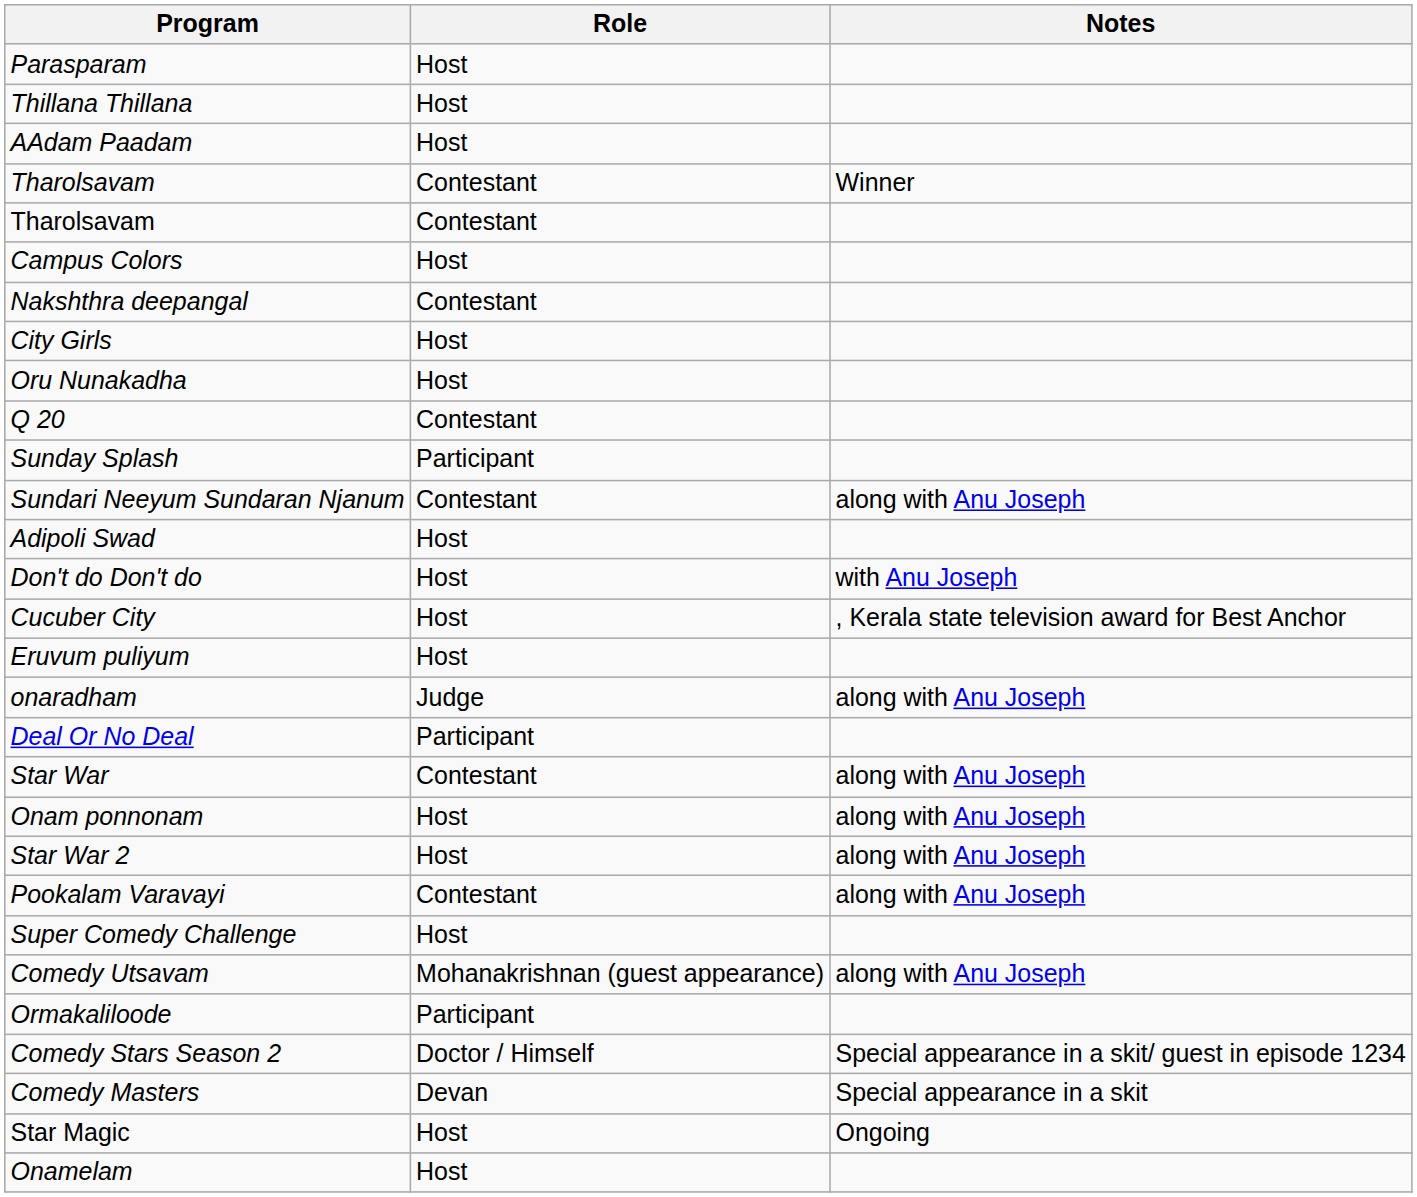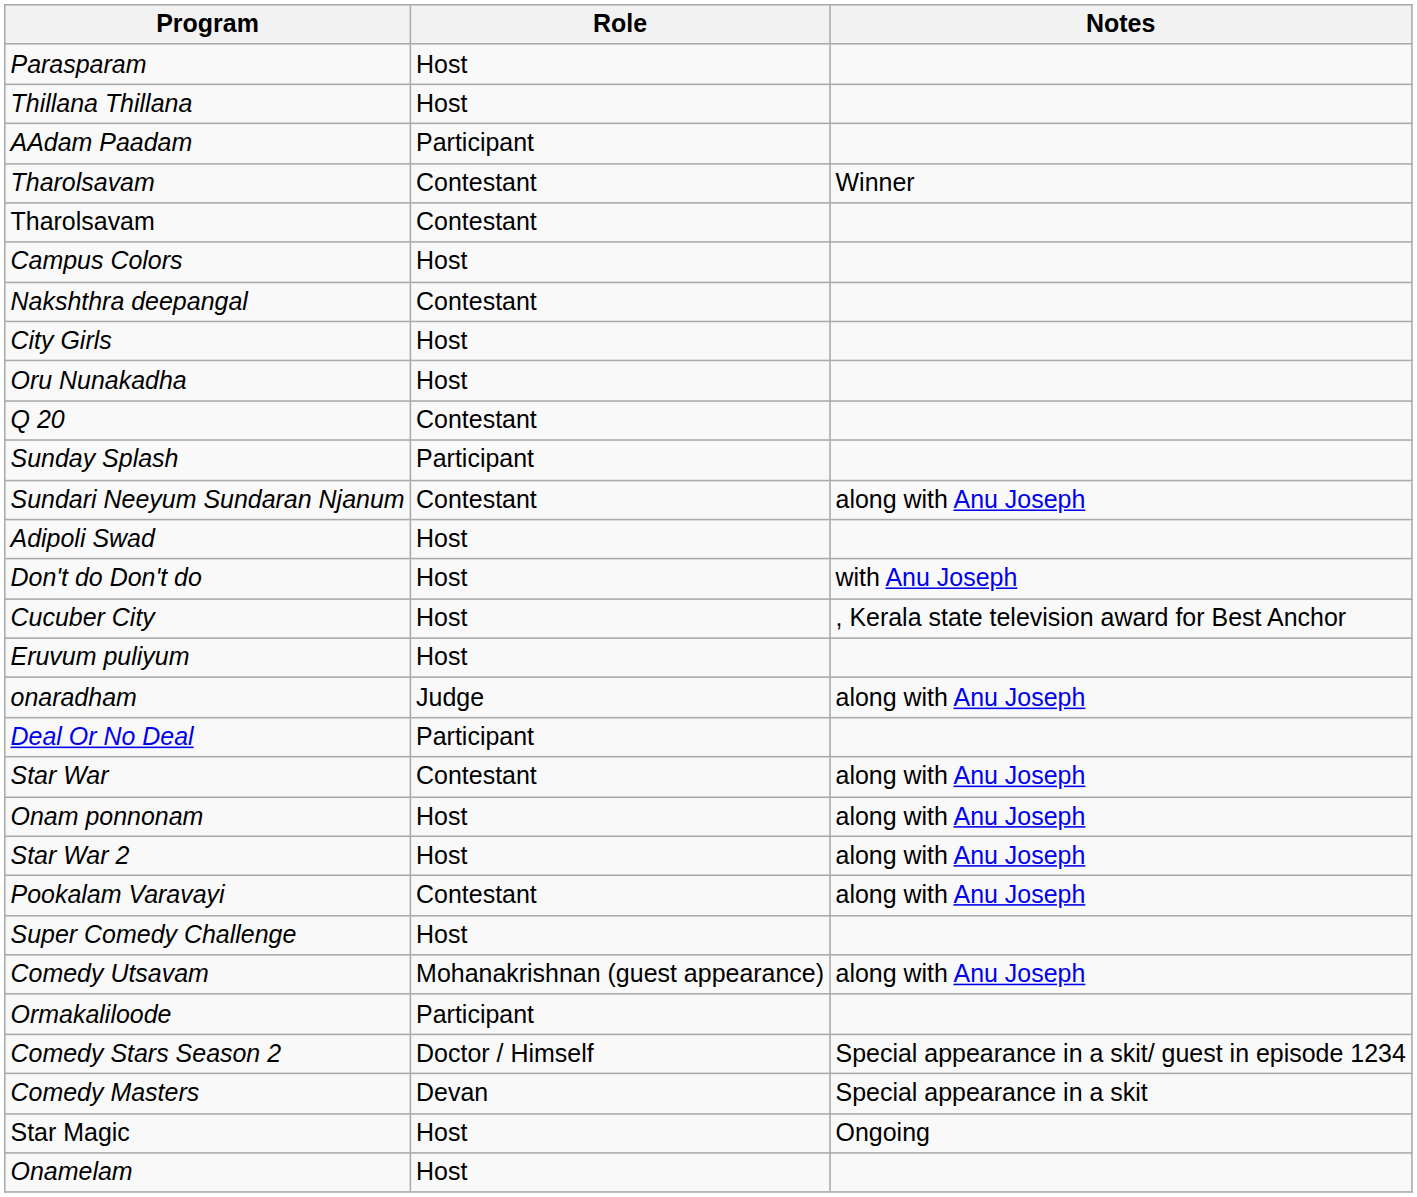(442, 143) Host -> (475, 143) Participant
